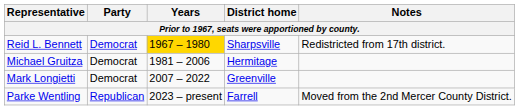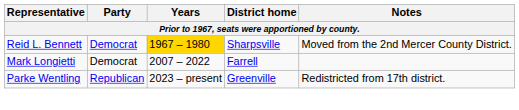(373, 44) Redistricted from 17th district. -> (407, 44) Moved from the 2nd Mercer County District.
- row: (45, 61)
(251, 79) Greenville -> (242, 61) Farrell
(242, 96) Farrell -> (251, 79) Greenville
(407, 96) Moved from the 2nd Mercer County District. -> (373, 79) Redistricted from 17th district.
